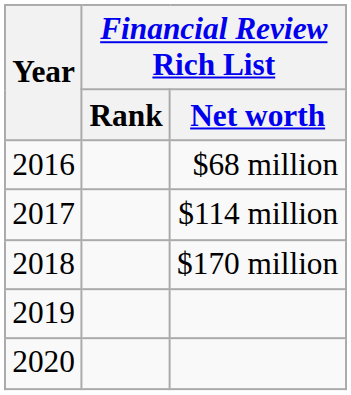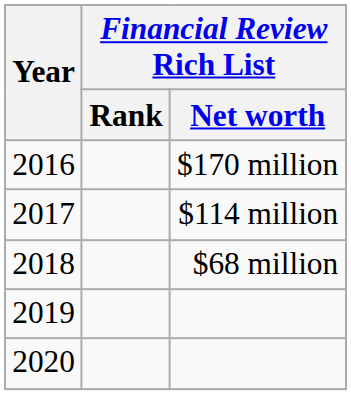(265, 164) $68 million -> (258, 164) $170 million
(258, 263) $170 million -> (265, 263) $68 million
